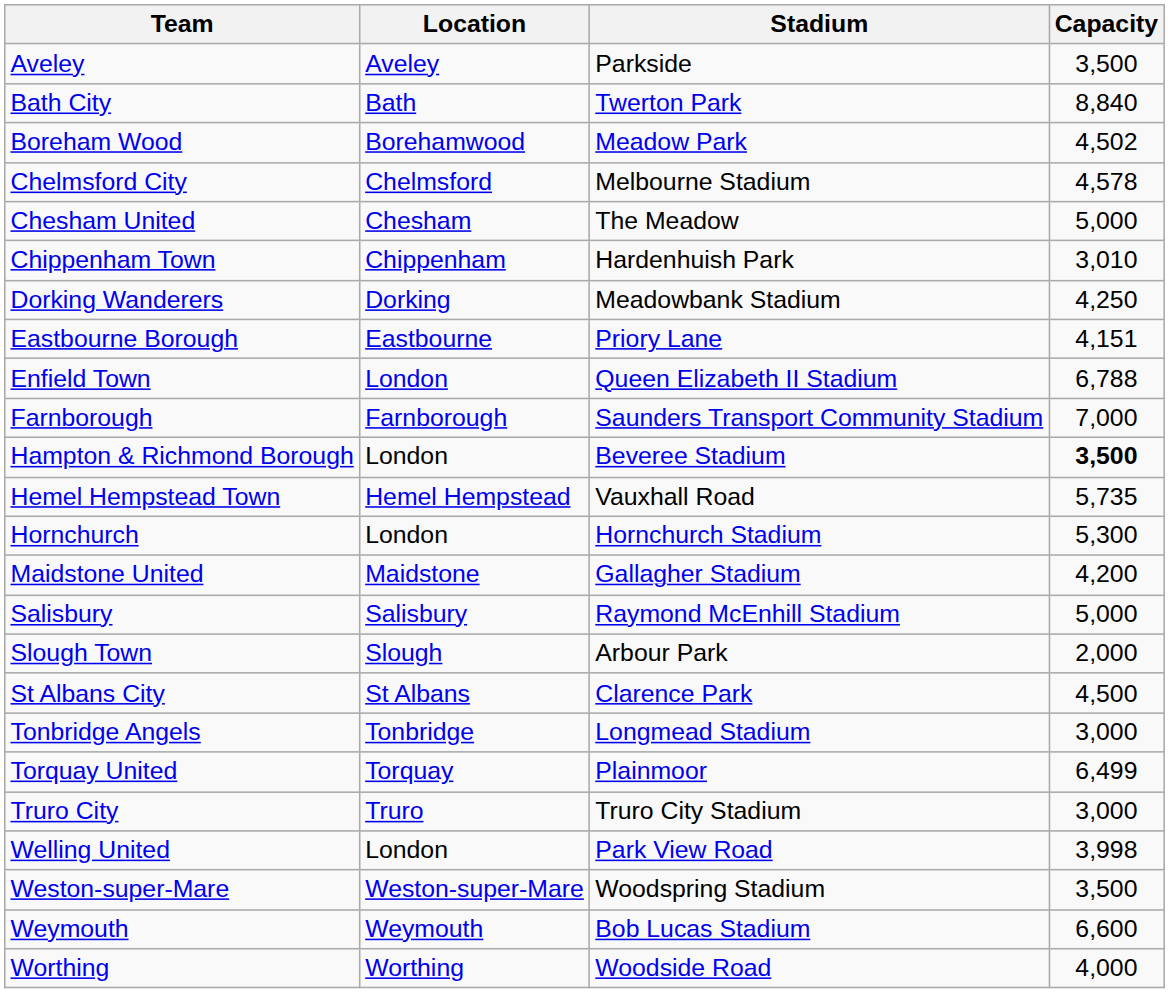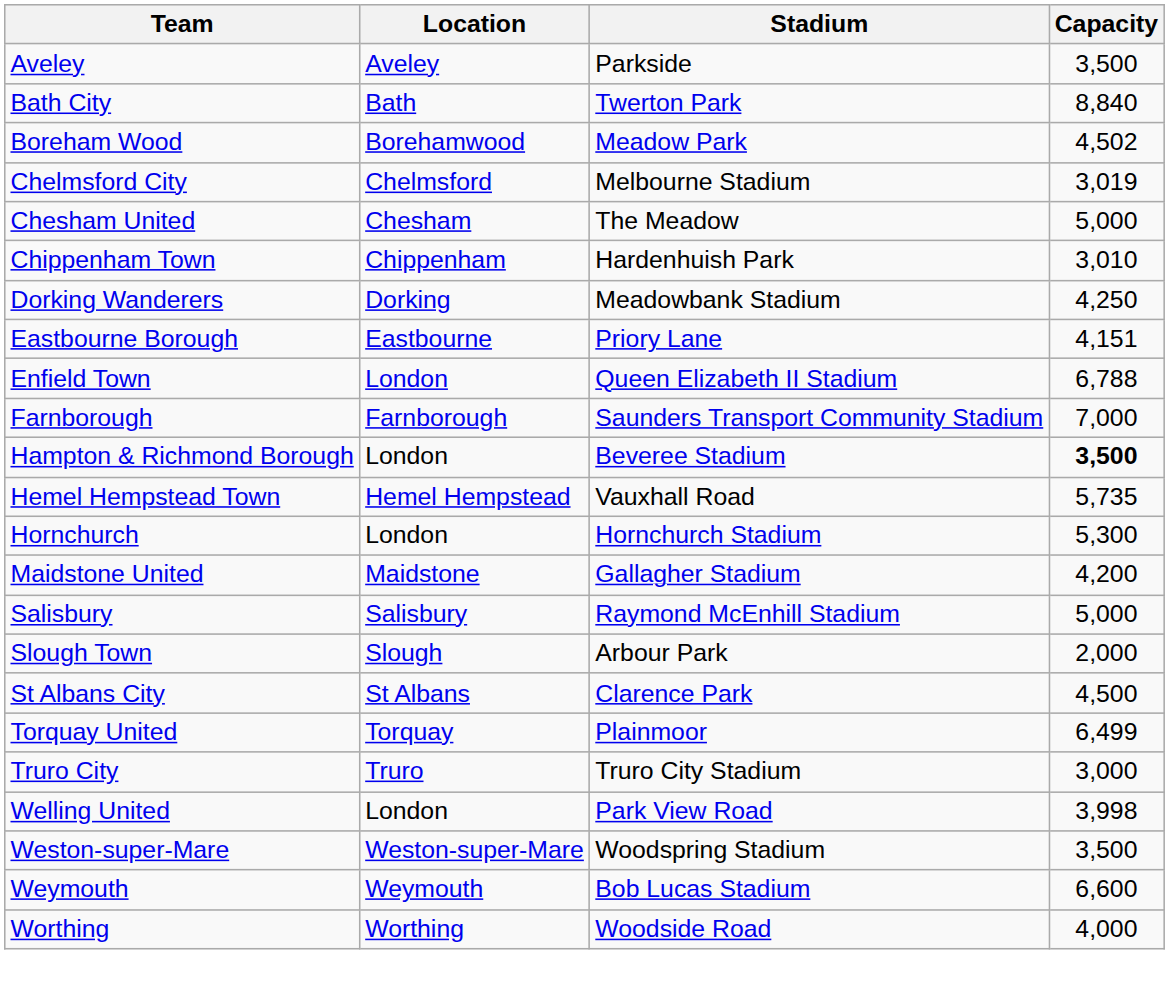(1106, 181) 4,578 -> (1106, 181) 3,019
- row: (106, 732)
